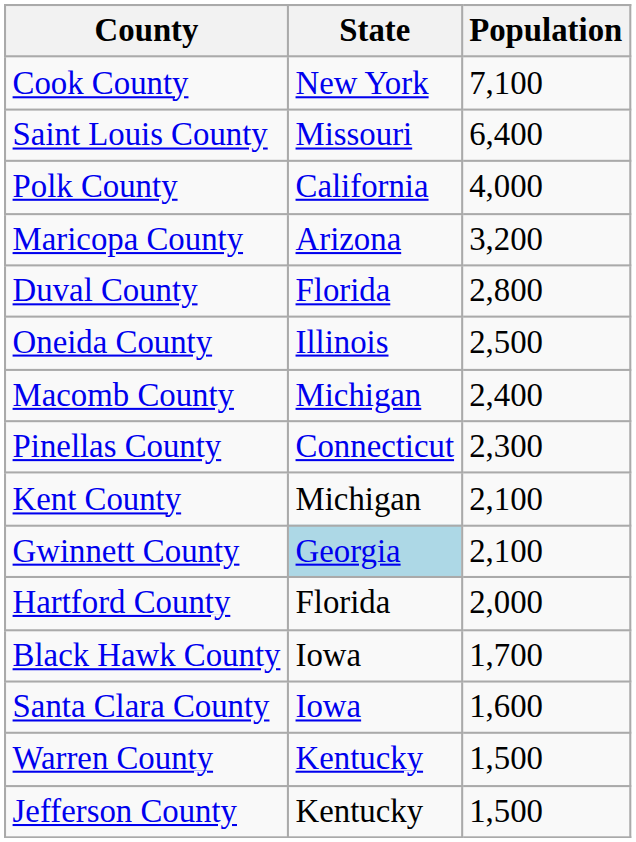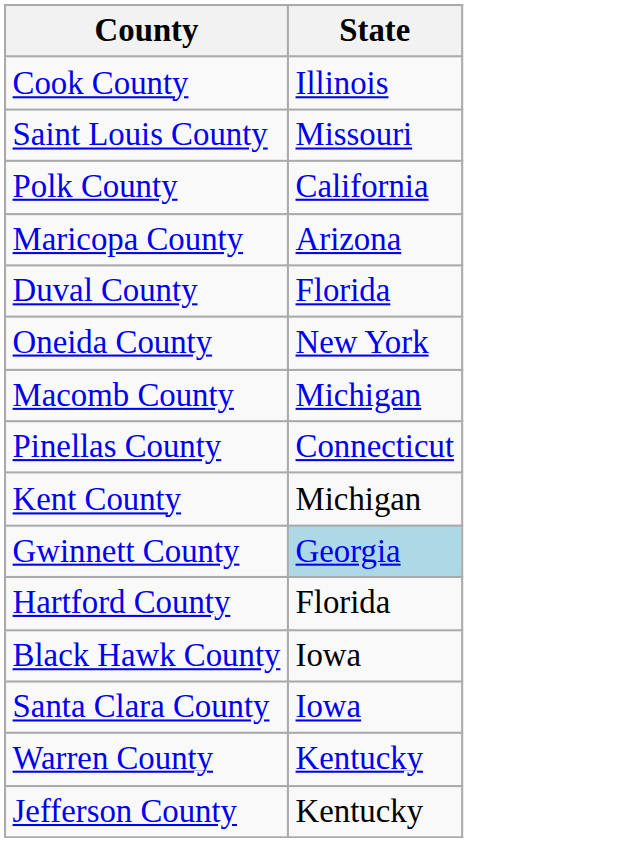- column: (546, 30)
(362, 82) New York -> (342, 82) Illinois
(342, 342) Illinois -> (362, 342) New York
